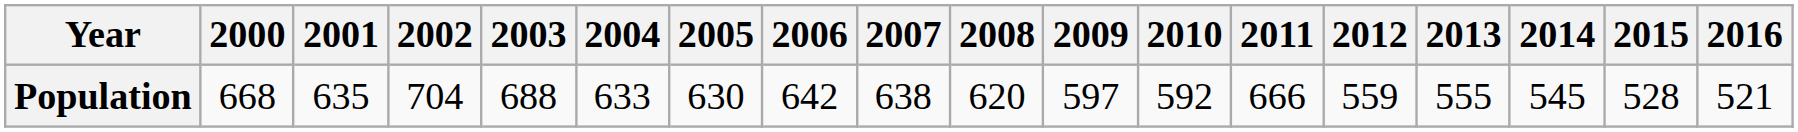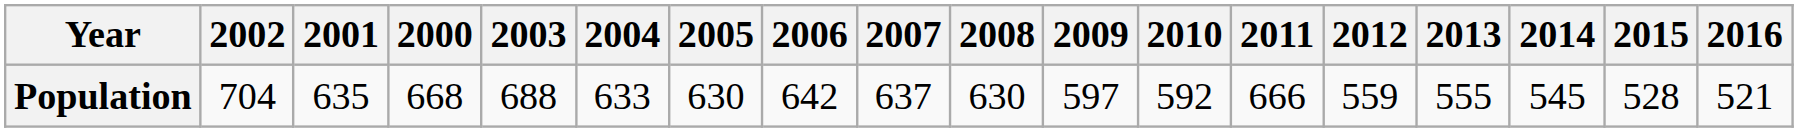columns swapped: (247, 34) <-> (435, 34)
(903, 95) 638 -> (903, 95) 637
(997, 95) 620 -> (997, 95) 630
